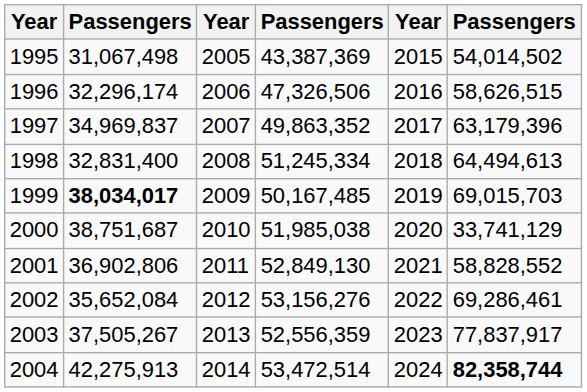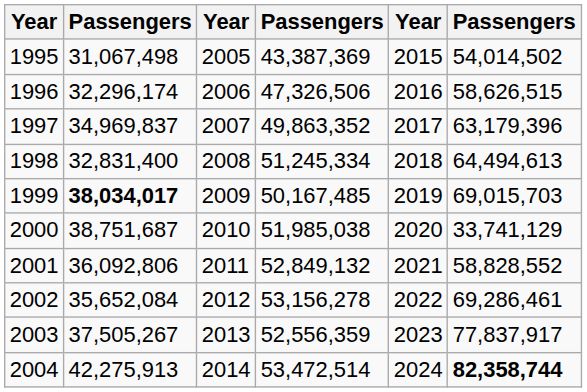(123, 265) 36,902,806 -> (123, 265) 36,092,806
(316, 265) 52,849,130 -> (316, 265) 52,849,132
(316, 299) 53,156,276 -> (316, 299) 53,156,278
